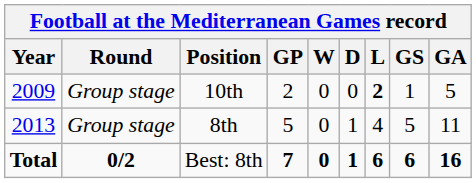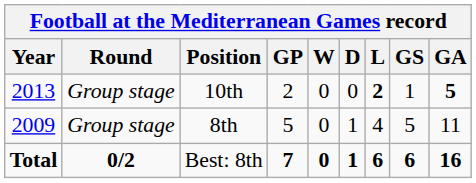(33, 90) 2009 -> (33, 90) 2013
(450, 90) normal -> (450, 90) bold
(33, 125) 2013 -> (33, 125) 2009
